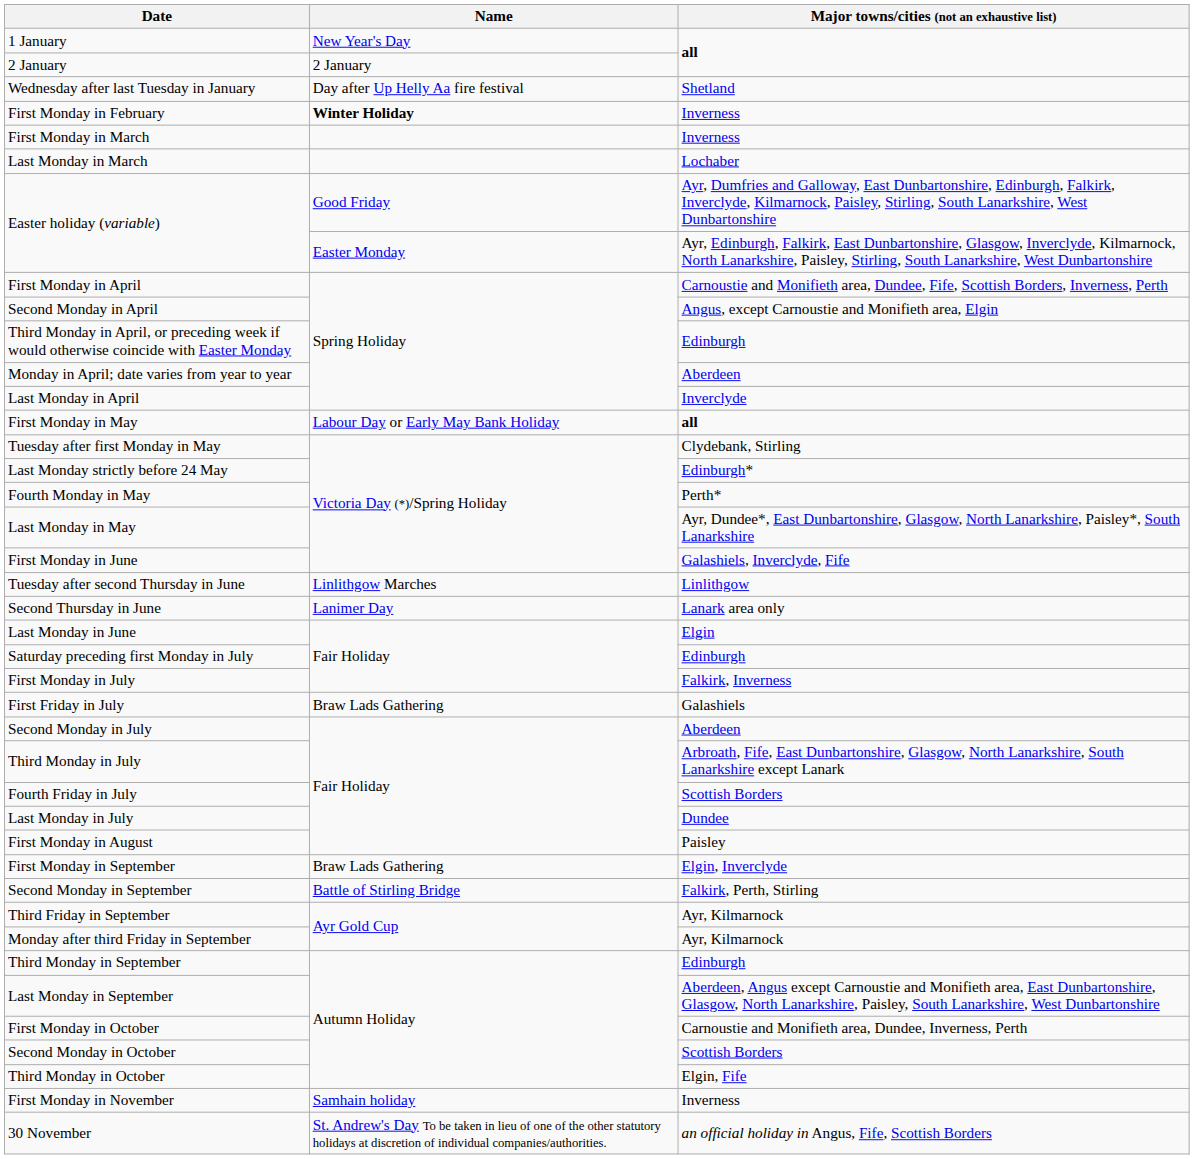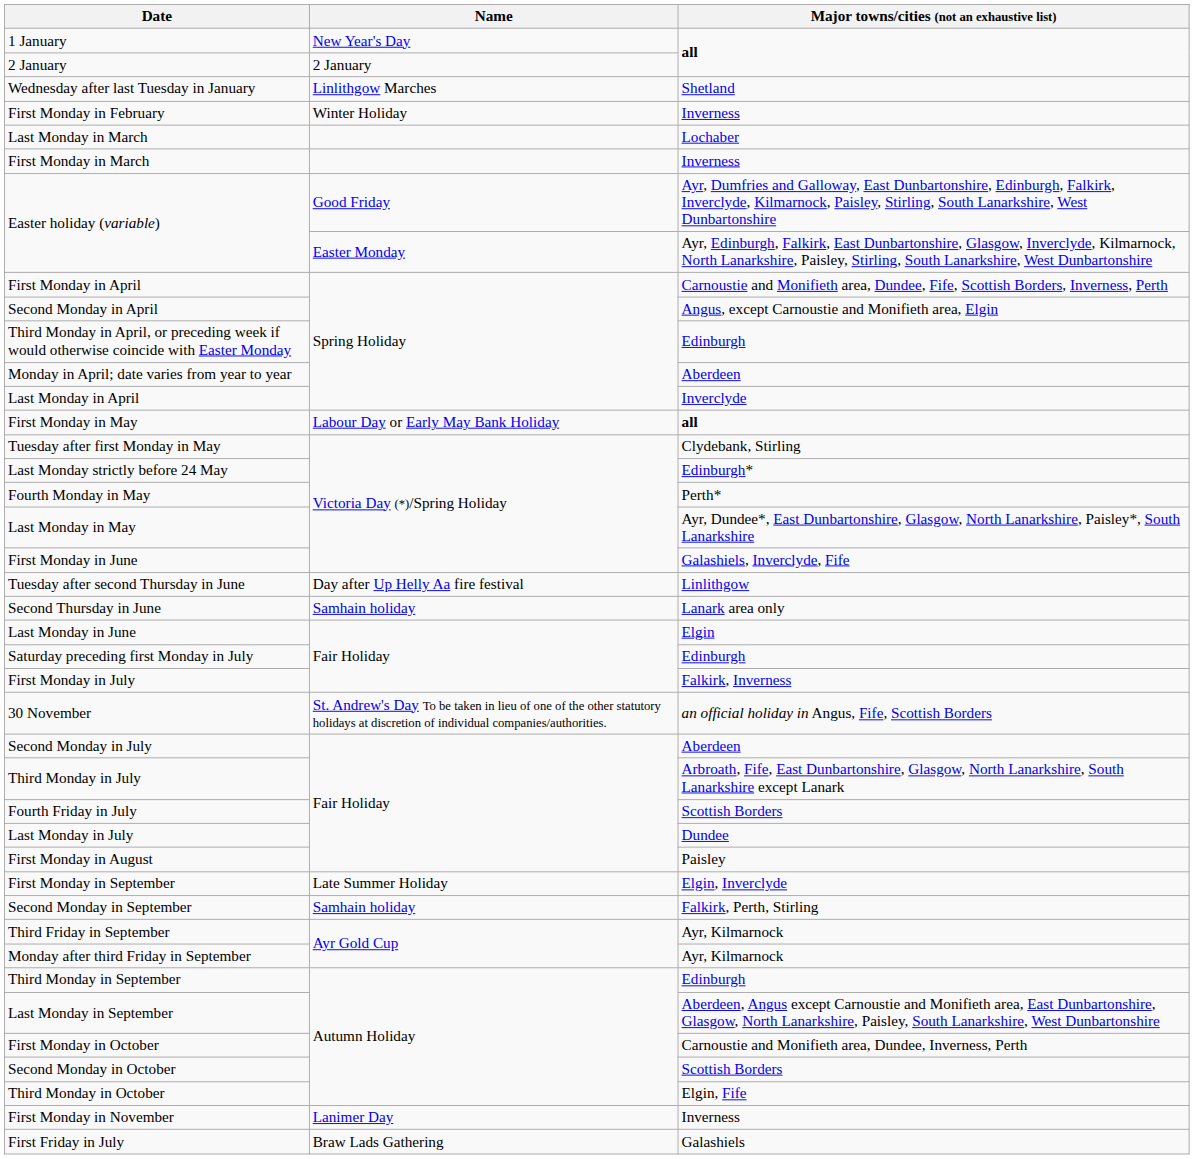(418, 88) Day after Up Helly Aa fire festival -> (375, 88) Linlithgow Marches
(363, 112) bold -> (360, 112) normal
rows swapped: (79, 137) <-> (78, 161)
(375, 584) Linlithgow Marches -> (418, 584) Day after Up Helly Aa fire festival
(353, 608) Lanimer Day -> (364, 608) Samhain holiday
rows swapped: (66, 704) <-> (50, 1133)
(378, 866) Braw Lads Gathering -> (380, 883) Late Summer Holiday
(386, 890) Battle of Stirling Bridge -> (364, 907) Samhain holiday
(364, 1100) Samhain holiday -> (353, 1117) Lanimer Day
